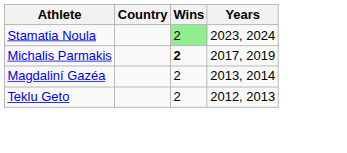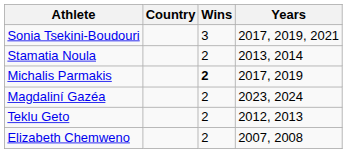+ row: (74, 35)
(177, 35) lightgreen background -> (205, 55) no background
(243, 35) 2023, 2024 -> (271, 55) 2013, 2014
(243, 76) 2013, 2014 -> (271, 96) 2023, 2024
+ row: (69, 138)
